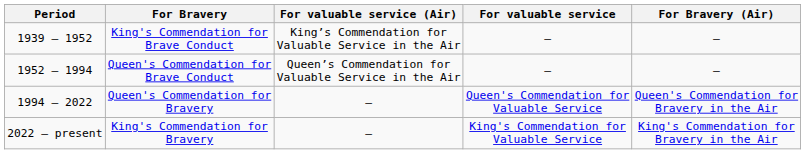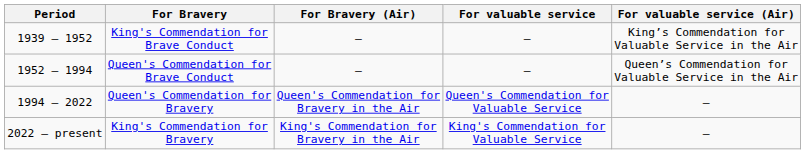columns swapped: (716, 14) <-> (369, 14)
